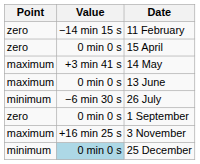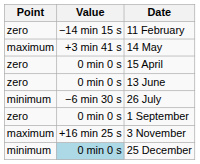rows swapped: (145, 47) <-> (144, 64)
(30, 82) maximum -> (17, 82) zero
